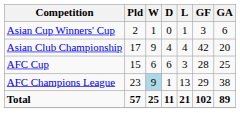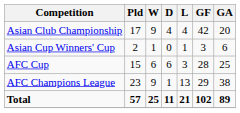rows swapped: (65, 47) <-> (61, 30)
(153, 82) lightblue background -> (153, 82) no background
